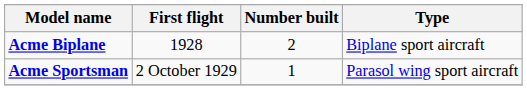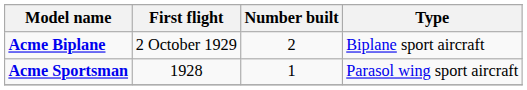(186, 45) 1928 -> (186, 45) 2 October 1929
(186, 71) 2 October 1929 -> (186, 71) 1928
